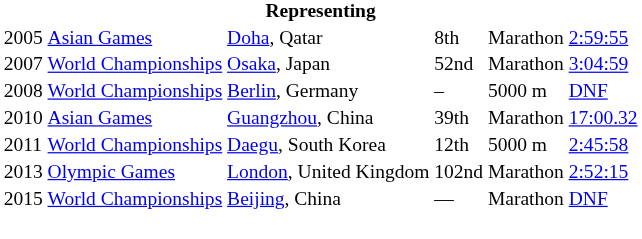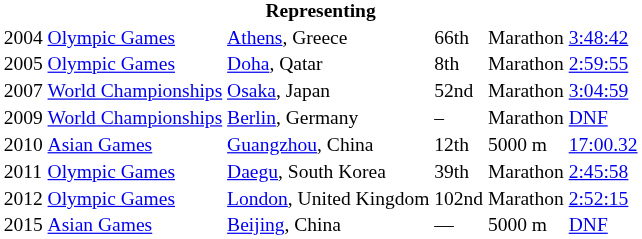+ row: (287, 37)
(100, 37) Asian Games -> (111, 64) Olympic Games
(23, 91) 2008 -> (23, 117) 2009
(517, 91) 5000 m -> (526, 117) Marathon
(452, 117) 39th -> (452, 144) 12th
(526, 117) Marathon -> (517, 144) 5000 m
(135, 144) World Championships -> (111, 171) Olympic Games
(452, 144) 12th -> (452, 171) 39th
(517, 144) 5000 m -> (526, 171) Marathon
(23, 171) 2013 -> (23, 198) 2012
(135, 198) World Championships -> (100, 225) Asian Games
(526, 198) Marathon -> (517, 225) 5000 m
